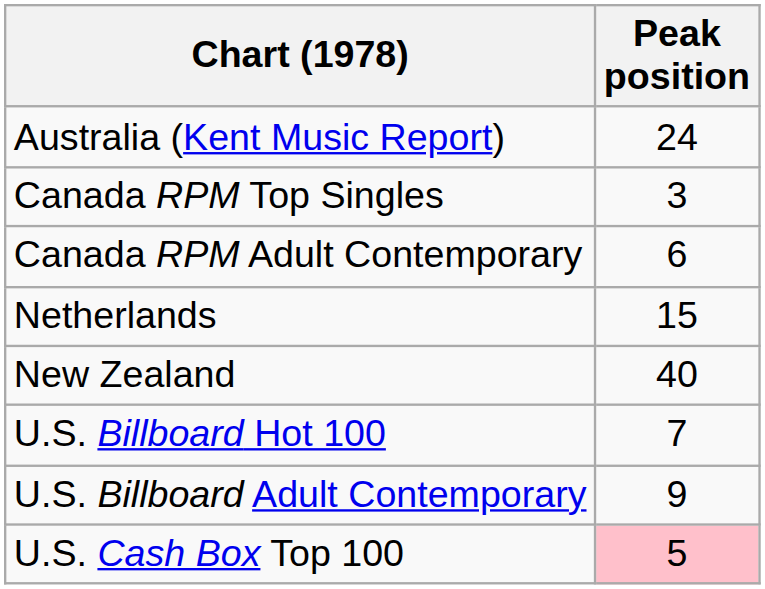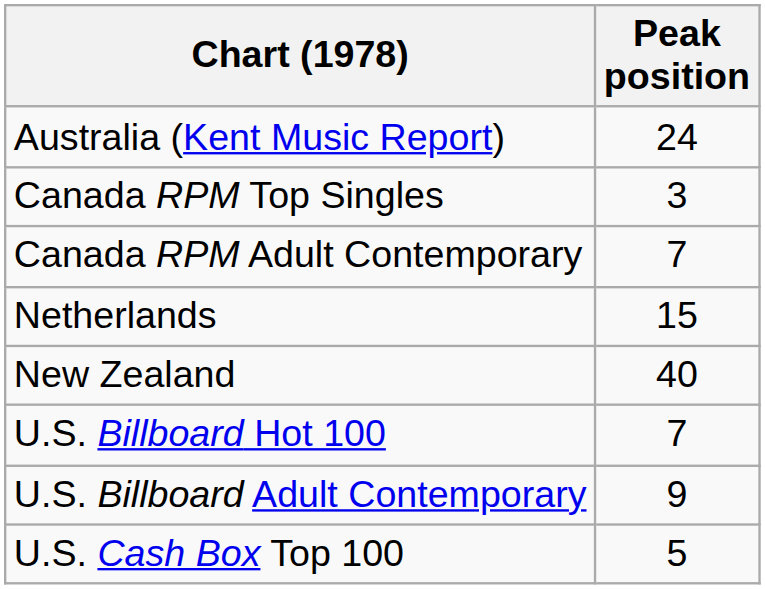(677, 255) 6 -> (677, 255) 7
(677, 553) pink background -> (677, 553) no background
